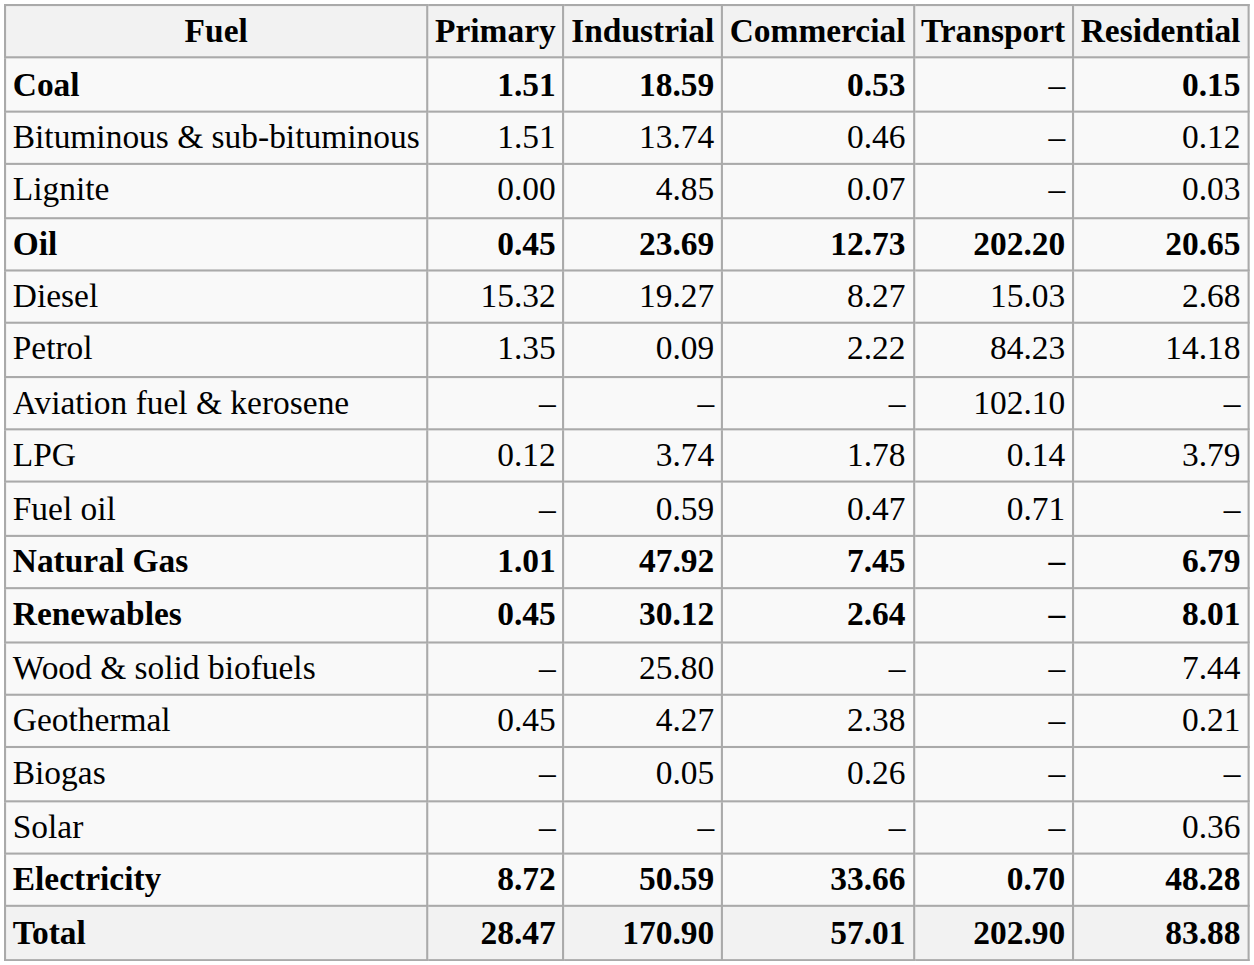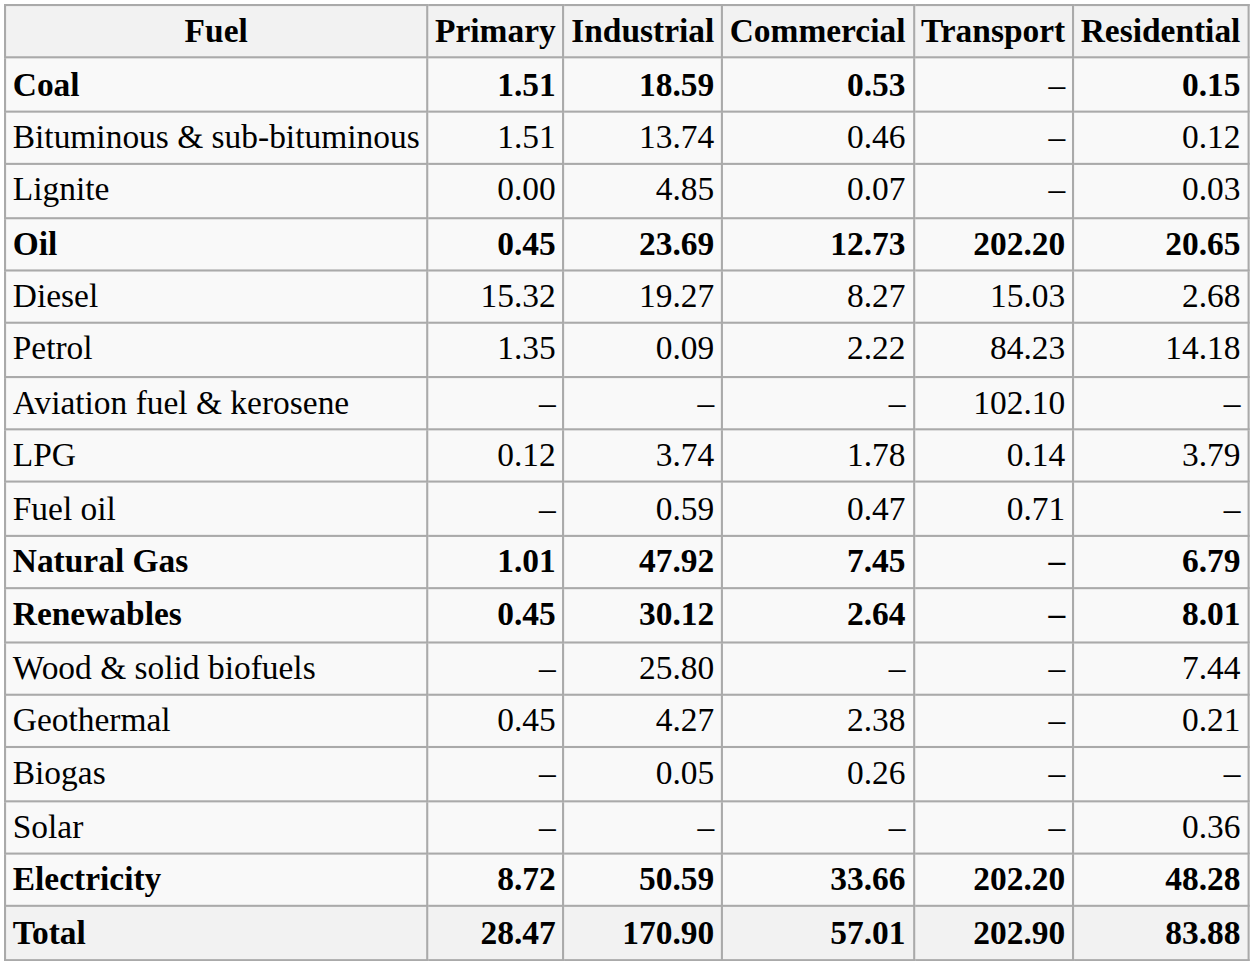(1036, 879) 0.70 -> (1019, 879) 202.20
